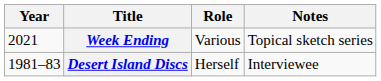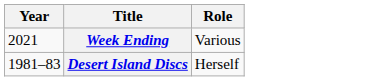- column: (310, 16)
